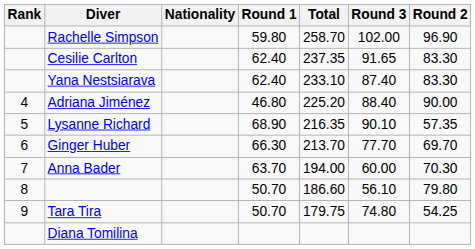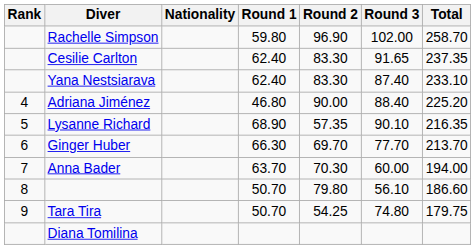columns swapped: (440, 15) <-> (324, 15)
